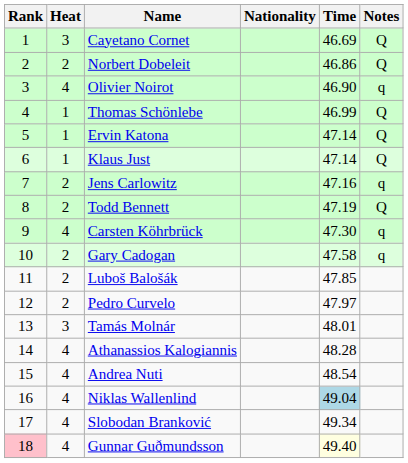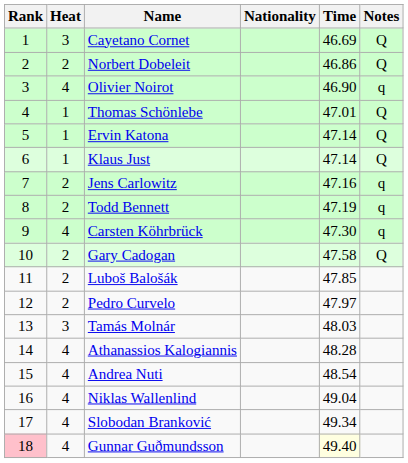(340, 111) 46.99 -> (340, 111) 47.01
(381, 207) Q -> (381, 207) q
(381, 254) q -> (381, 254) Q
(340, 326) 48.01 -> (340, 326) 48.03
(340, 398) lightblue background -> (340, 398) no background
